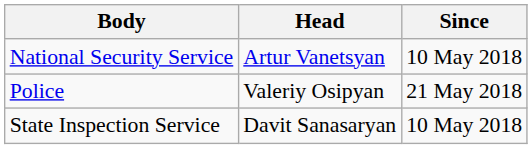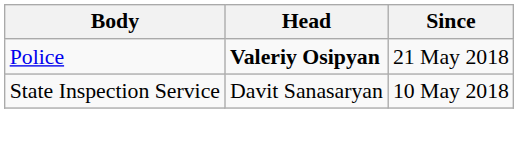- row: (121, 56)
(314, 90) normal -> (305, 56) bold
